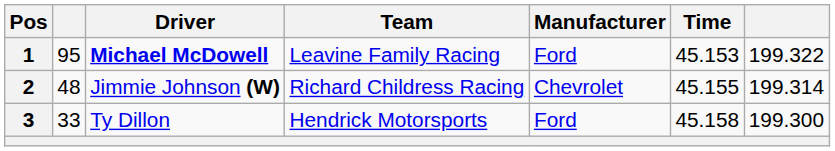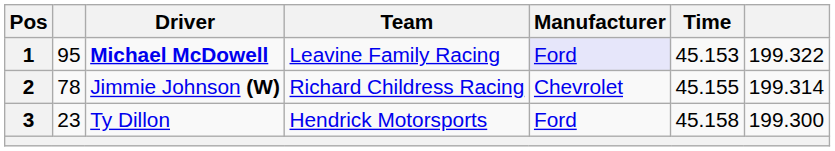(555, 54) no background -> (555, 54) lavender background
(69, 87) 48 -> (69, 87) 78
(69, 120) 33 -> (69, 120) 23
